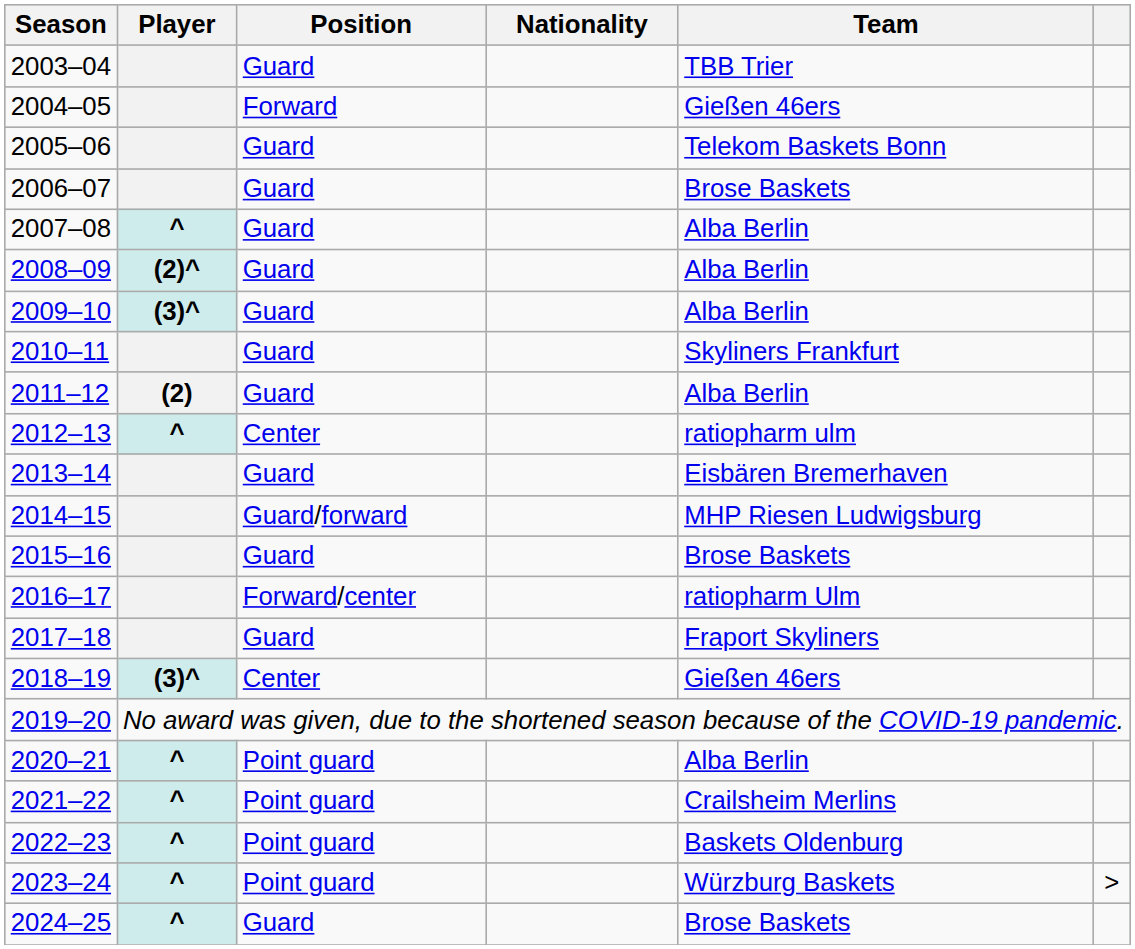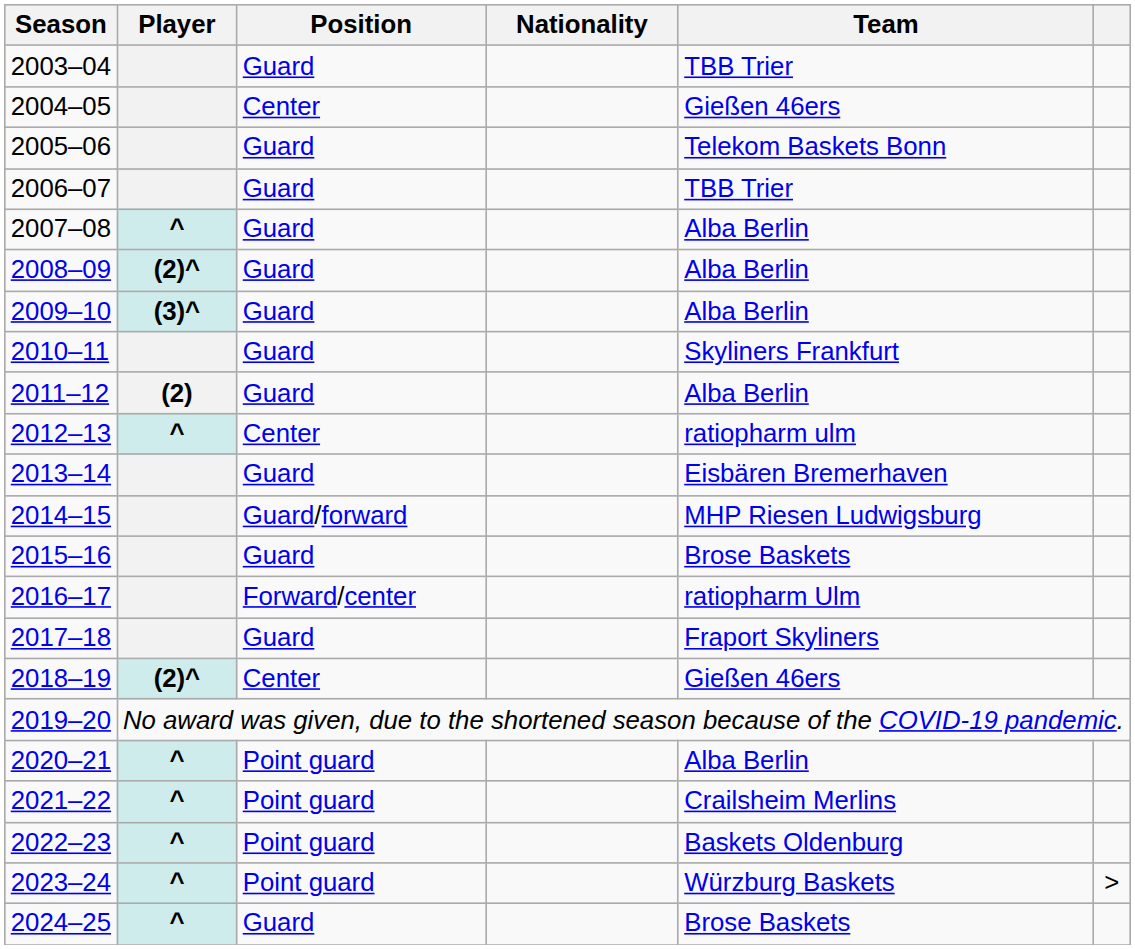(290, 106) Forward -> (281, 106) Center
(767, 188) Brose Baskets -> (739, 188) TBB Trier
(177, 678) (3)^ -> (177, 678) (2)^
